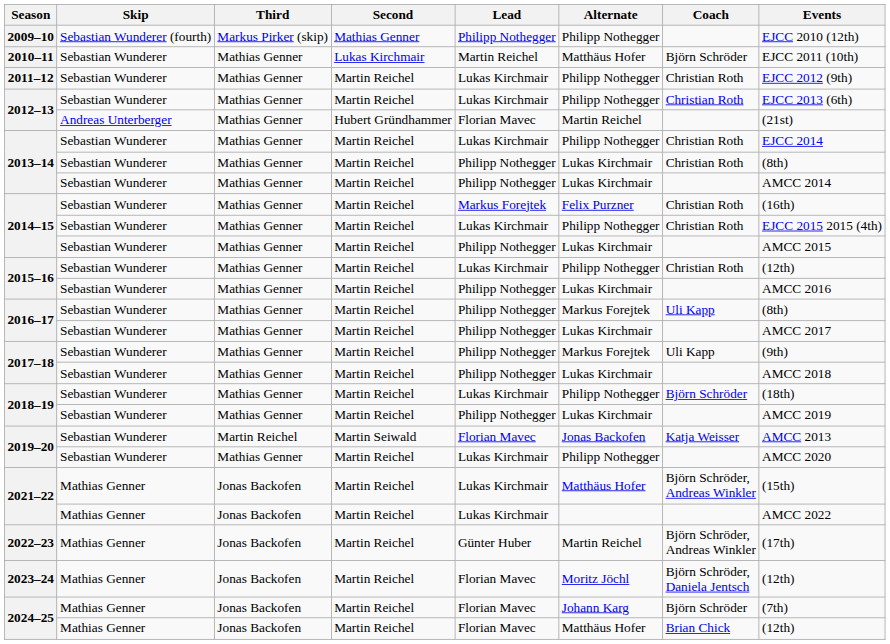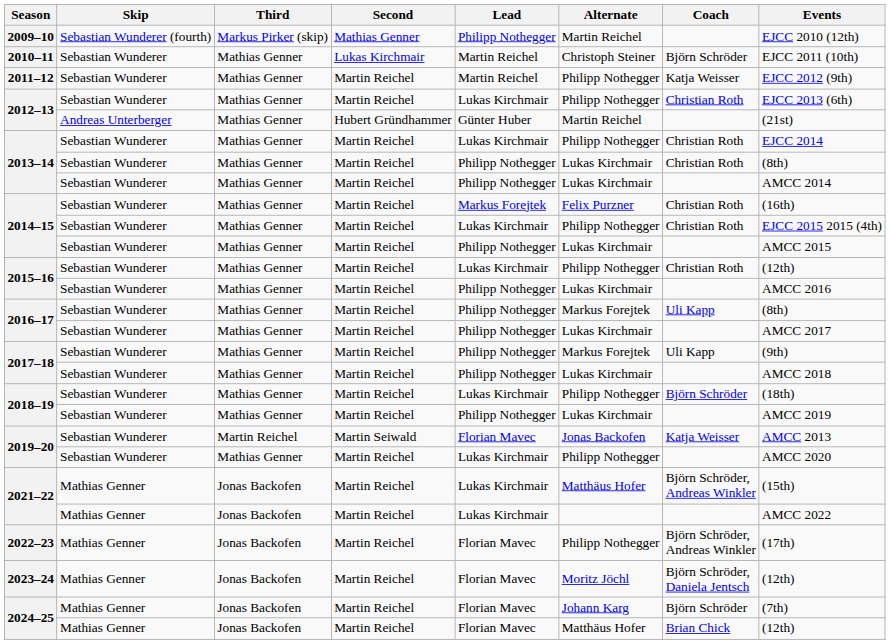(611, 36) Philipp Nothegger -> (602, 36) Martin Reichel
(604, 57) Matthäus Hofer -> (608, 57) Christoph Steiner
(503, 78) Lukas Kirchmair -> (498, 78) Martin Reichel
(705, 78) Christian Roth -> (702, 78) Katja Weisser
(497, 120) Florian Mavec -> (495, 120) Günter Huber
(495, 542) Günter Huber -> (497, 542) Florian Mavec
(602, 542) Martin Reichel -> (611, 542) Philipp Nothegger
